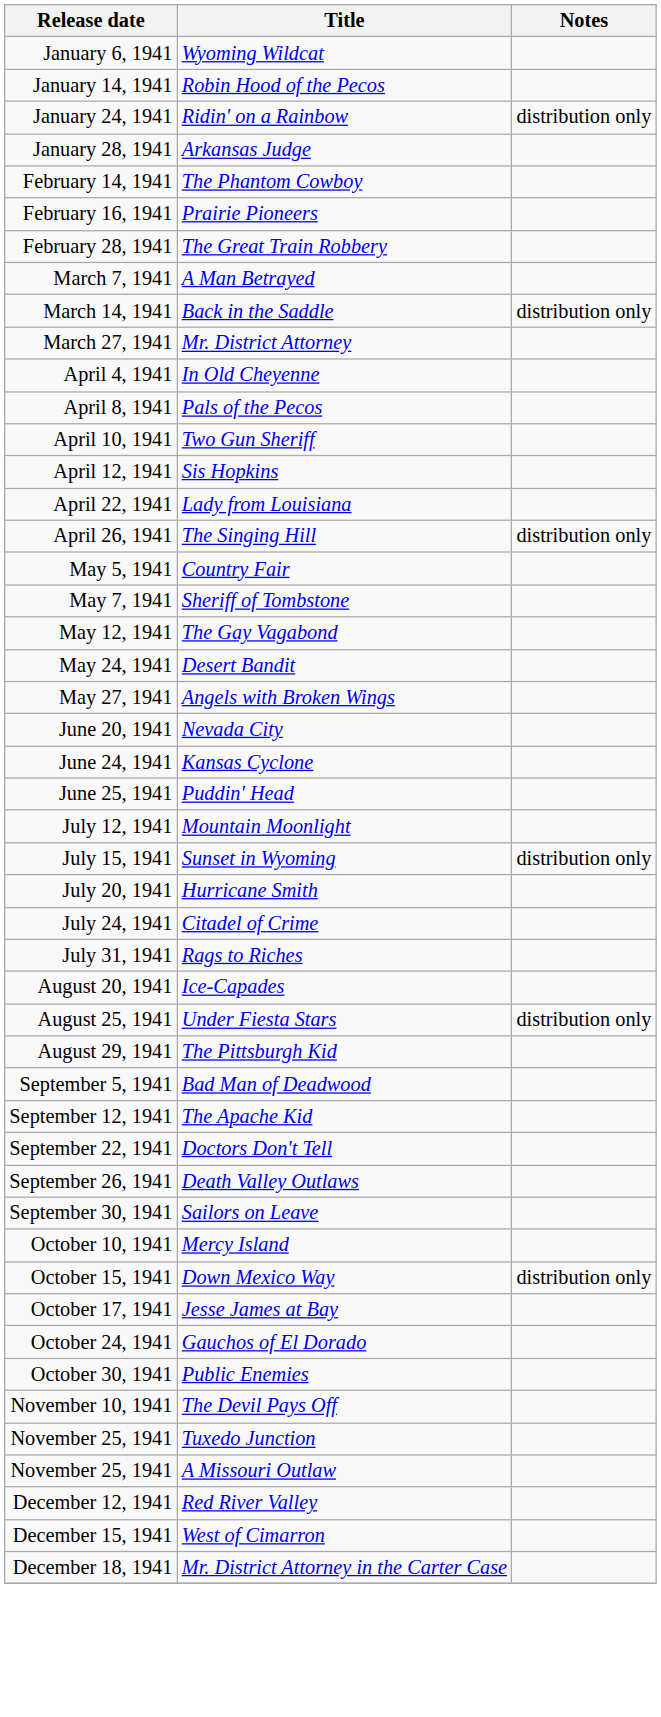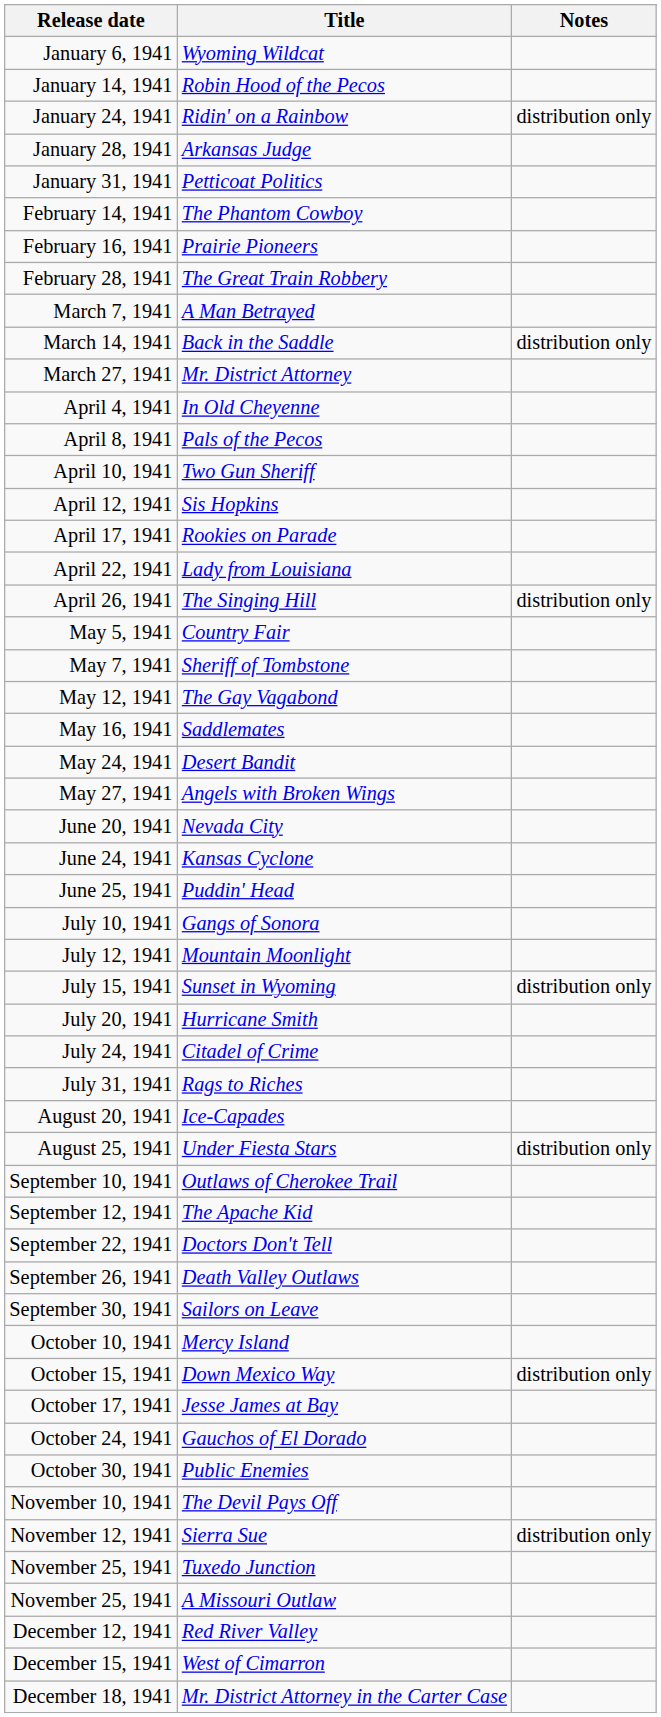+ row: (252, 181)
+ row: (259, 536)
+ row: (233, 729)
+ row: (251, 922)
- row: (259, 1051)
- row: (276, 1084)
+ row: (290, 1180)
+ row: (224, 1535)
